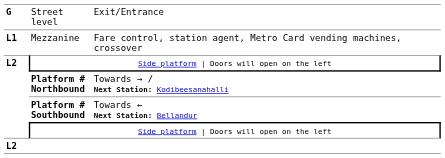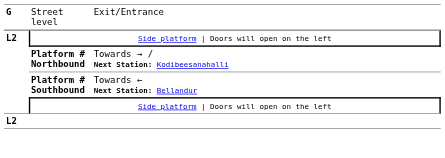- row: (55, 37)
